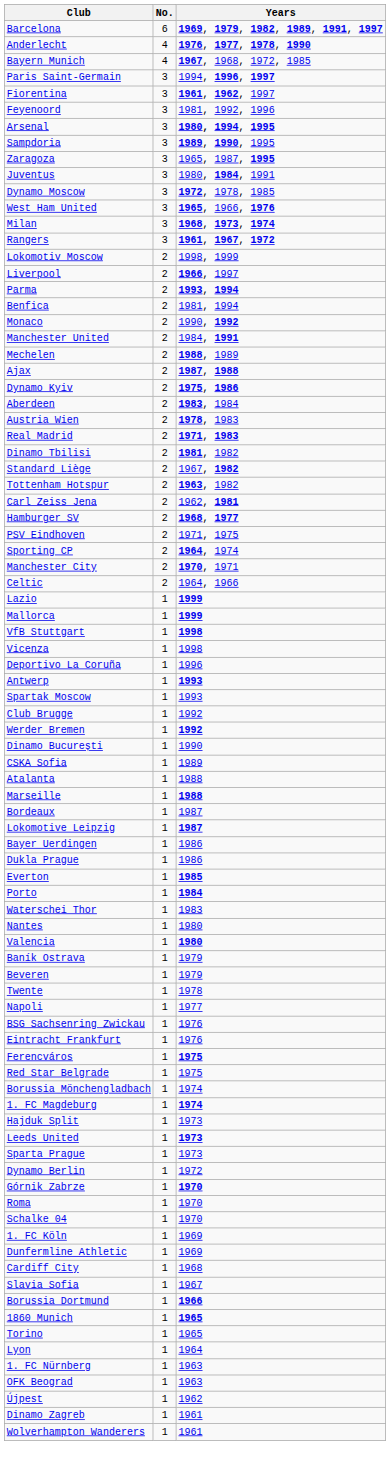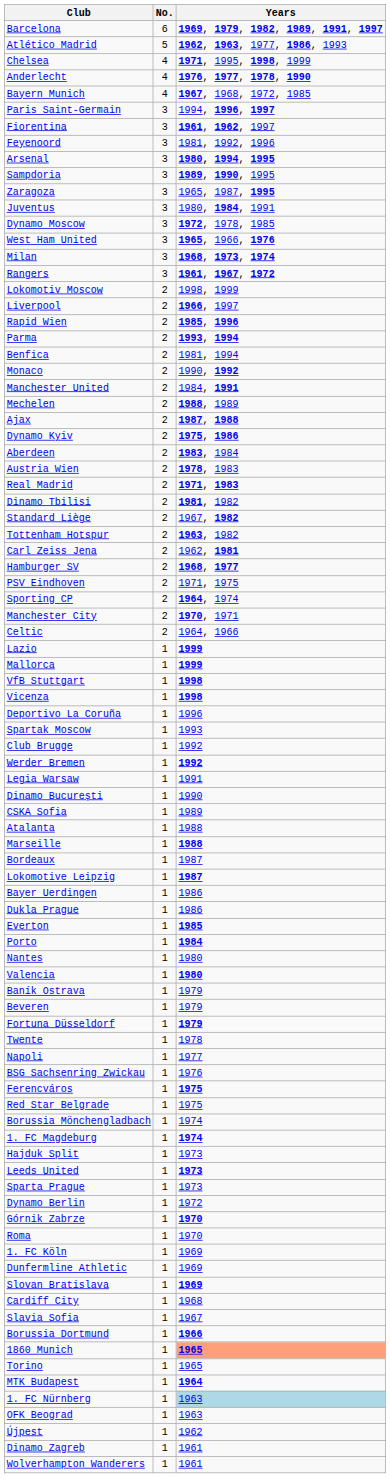+ row: (52, 45)
+ row: (28, 61)
+ row: (37, 323)
(191, 649) normal -> (191, 698) bold
- row: (28, 681)
+ row: (43, 779)
- row: (52, 910)
+ row: (61, 1024)
- row: (64, 1040)
- row: (37, 1220)
+ row: (58, 1285)
(191, 1318) no background -> (191, 1350) lightsalmon background
- row: (19, 1350)
+ row: (43, 1383)
(191, 1367) no background -> (191, 1399) lightblue background
